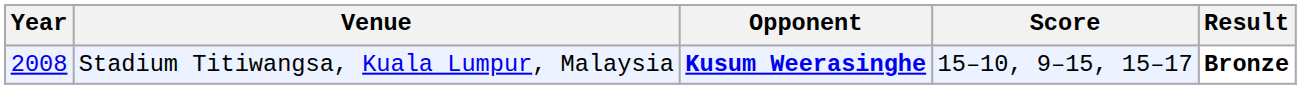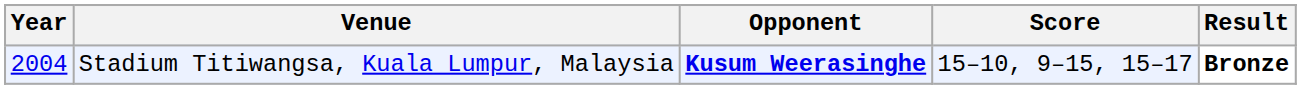(39, 64) 2008 -> (39, 64) 2004
